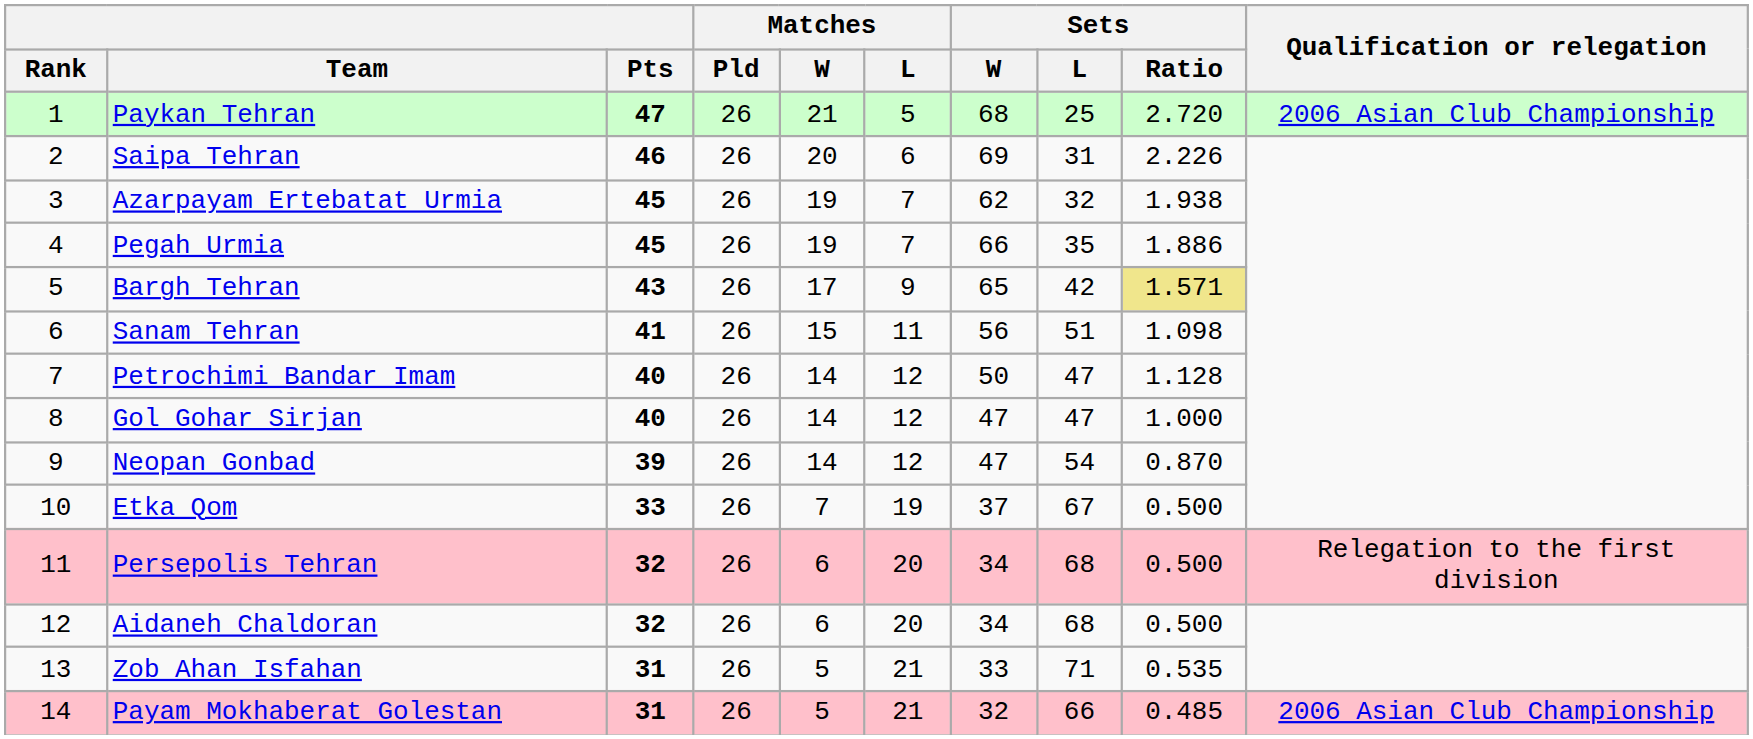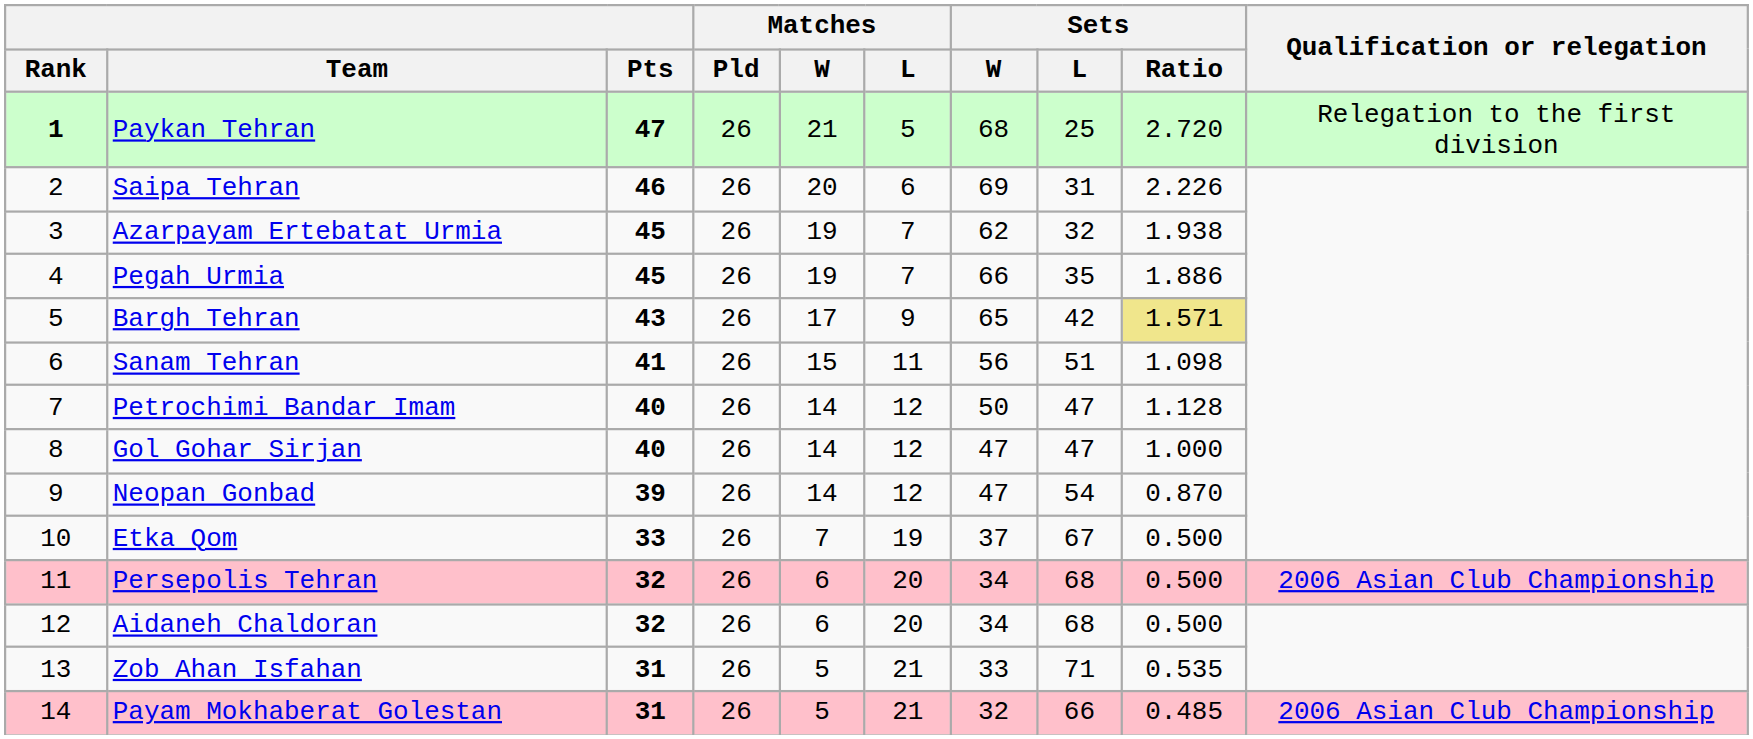(56, 114) normal -> (56, 129) bold
(1496, 114) 2006 Asian Club Championship -> (1496, 129) Relegation to the first division
(1496, 566) Relegation to the first division -> (1496, 581) 2006 Asian Club Championship
